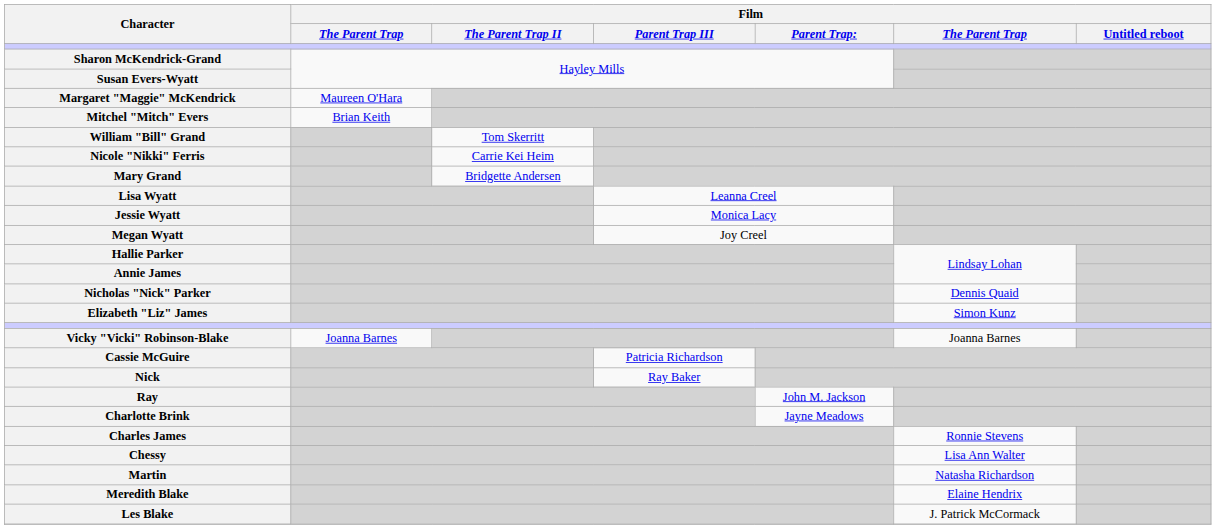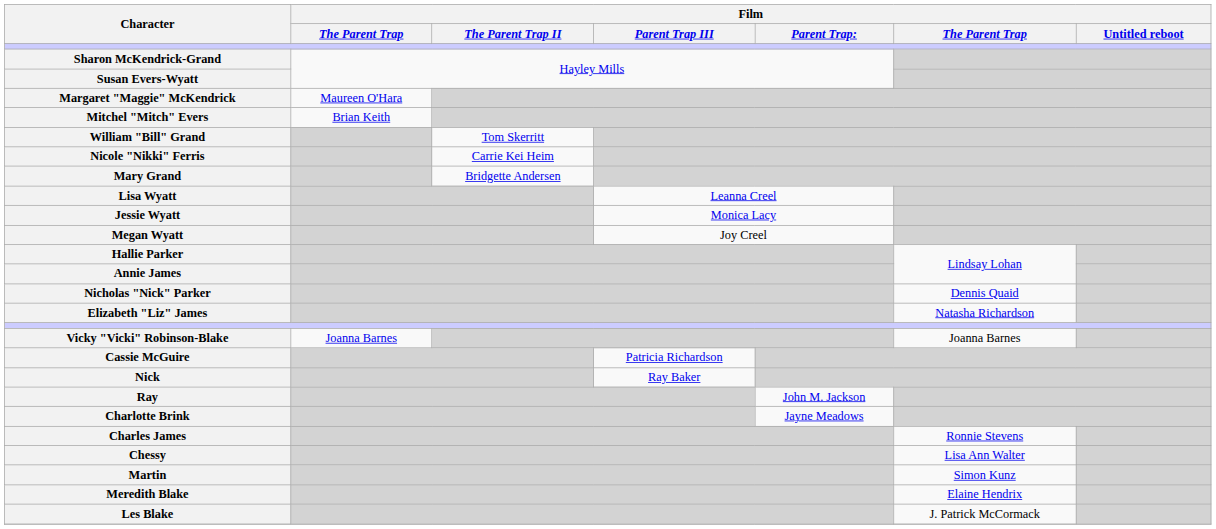(985, 313) Simon Kunz -> (985, 313) Natasha Richardson
(985, 475) Natasha Richardson -> (985, 475) Simon Kunz
